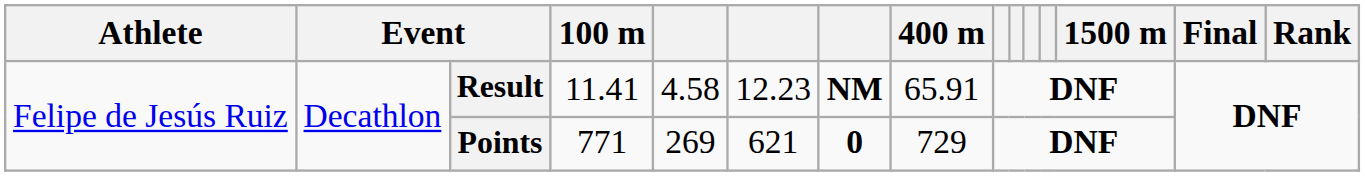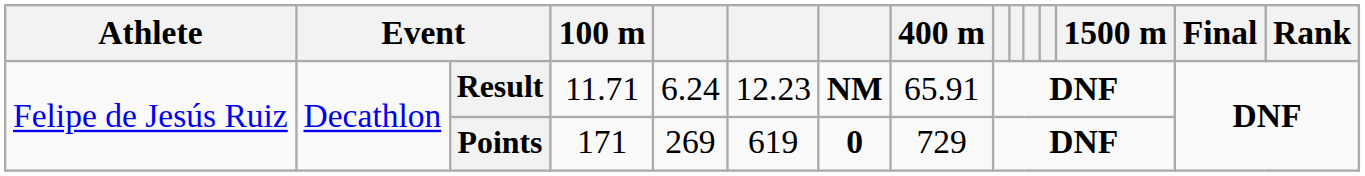(602, 87) 11.41 -> (602, 87) 11.71
(690, 87) 4.58 -> (690, 87) 6.24
(602, 143) 771 -> (602, 143) 171
(773, 143) 621 -> (773, 143) 619
